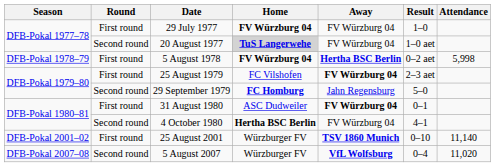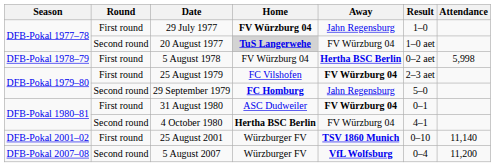(361, 28) FV Würzburg 04 -> (361, 28) Jahn Regensburg
(275, 59) bold -> (275, 59) normal
(464, 153) 11,020 -> (464, 153) 11,200
